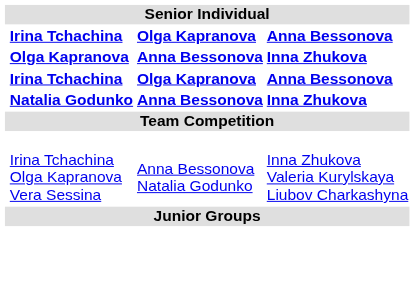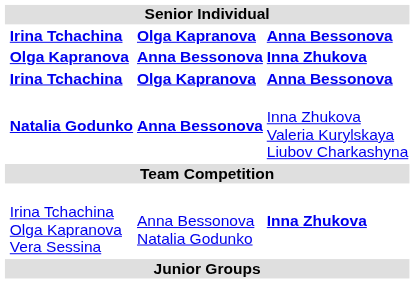(317, 100) Inna Zhukova -> (338, 134) Inna Zhukova Valeria Kurylskaya Liubov Charkashyna
(338, 177) Inna Zhukova Valeria Kurylskaya Liubov Charkashyna -> (317, 221) Inna Zhukova
